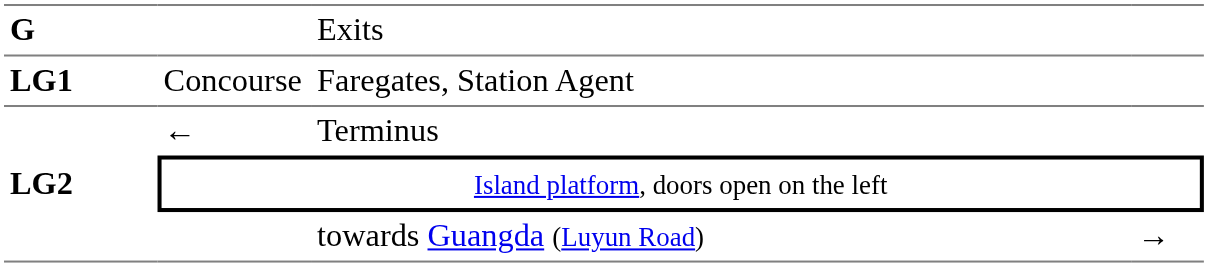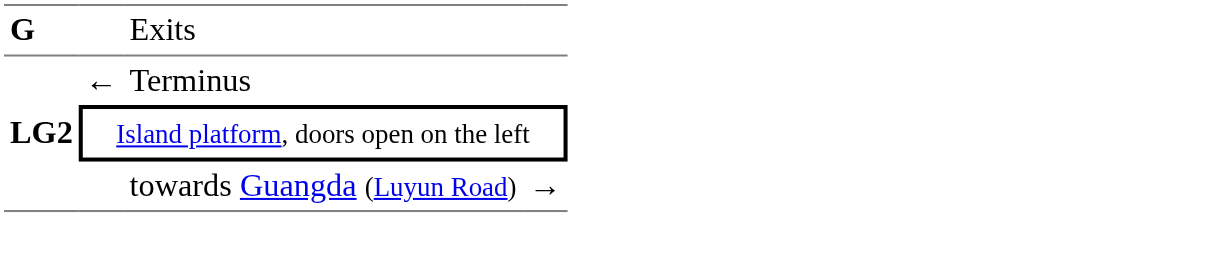- row: (233, 80)
